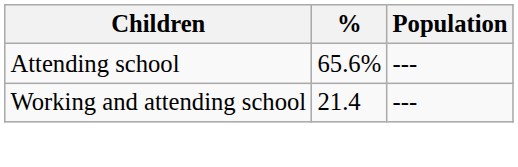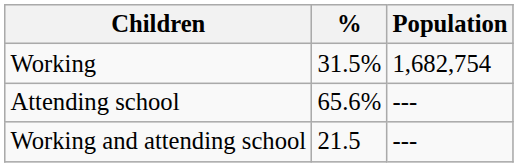+ row: (53, 63)
(339, 102) 21.4 -> (339, 141) 21.5
